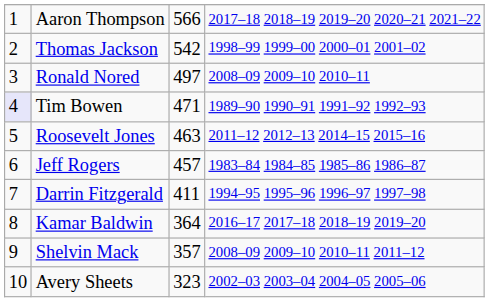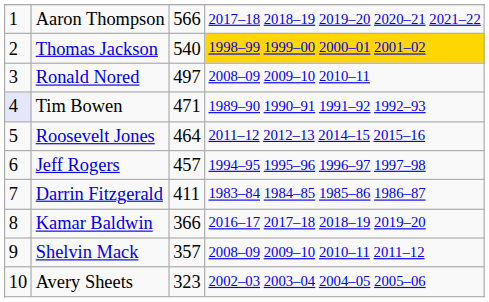(187, 48) 542 -> (187, 48) 540
(317, 48) no background -> (317, 48) gold background
(187, 135) 463 -> (187, 135) 464
(317, 164) 1983–84 1984–85 1985–86 1986–87 -> (317, 164) 1994–95 1995–96 1996–97 1997–98
(317, 194) 1994–95 1995–96 1996–97 1997–98 -> (317, 194) 1983–84 1984–85 1985–86 1986–87
(187, 223) 364 -> (187, 223) 366
